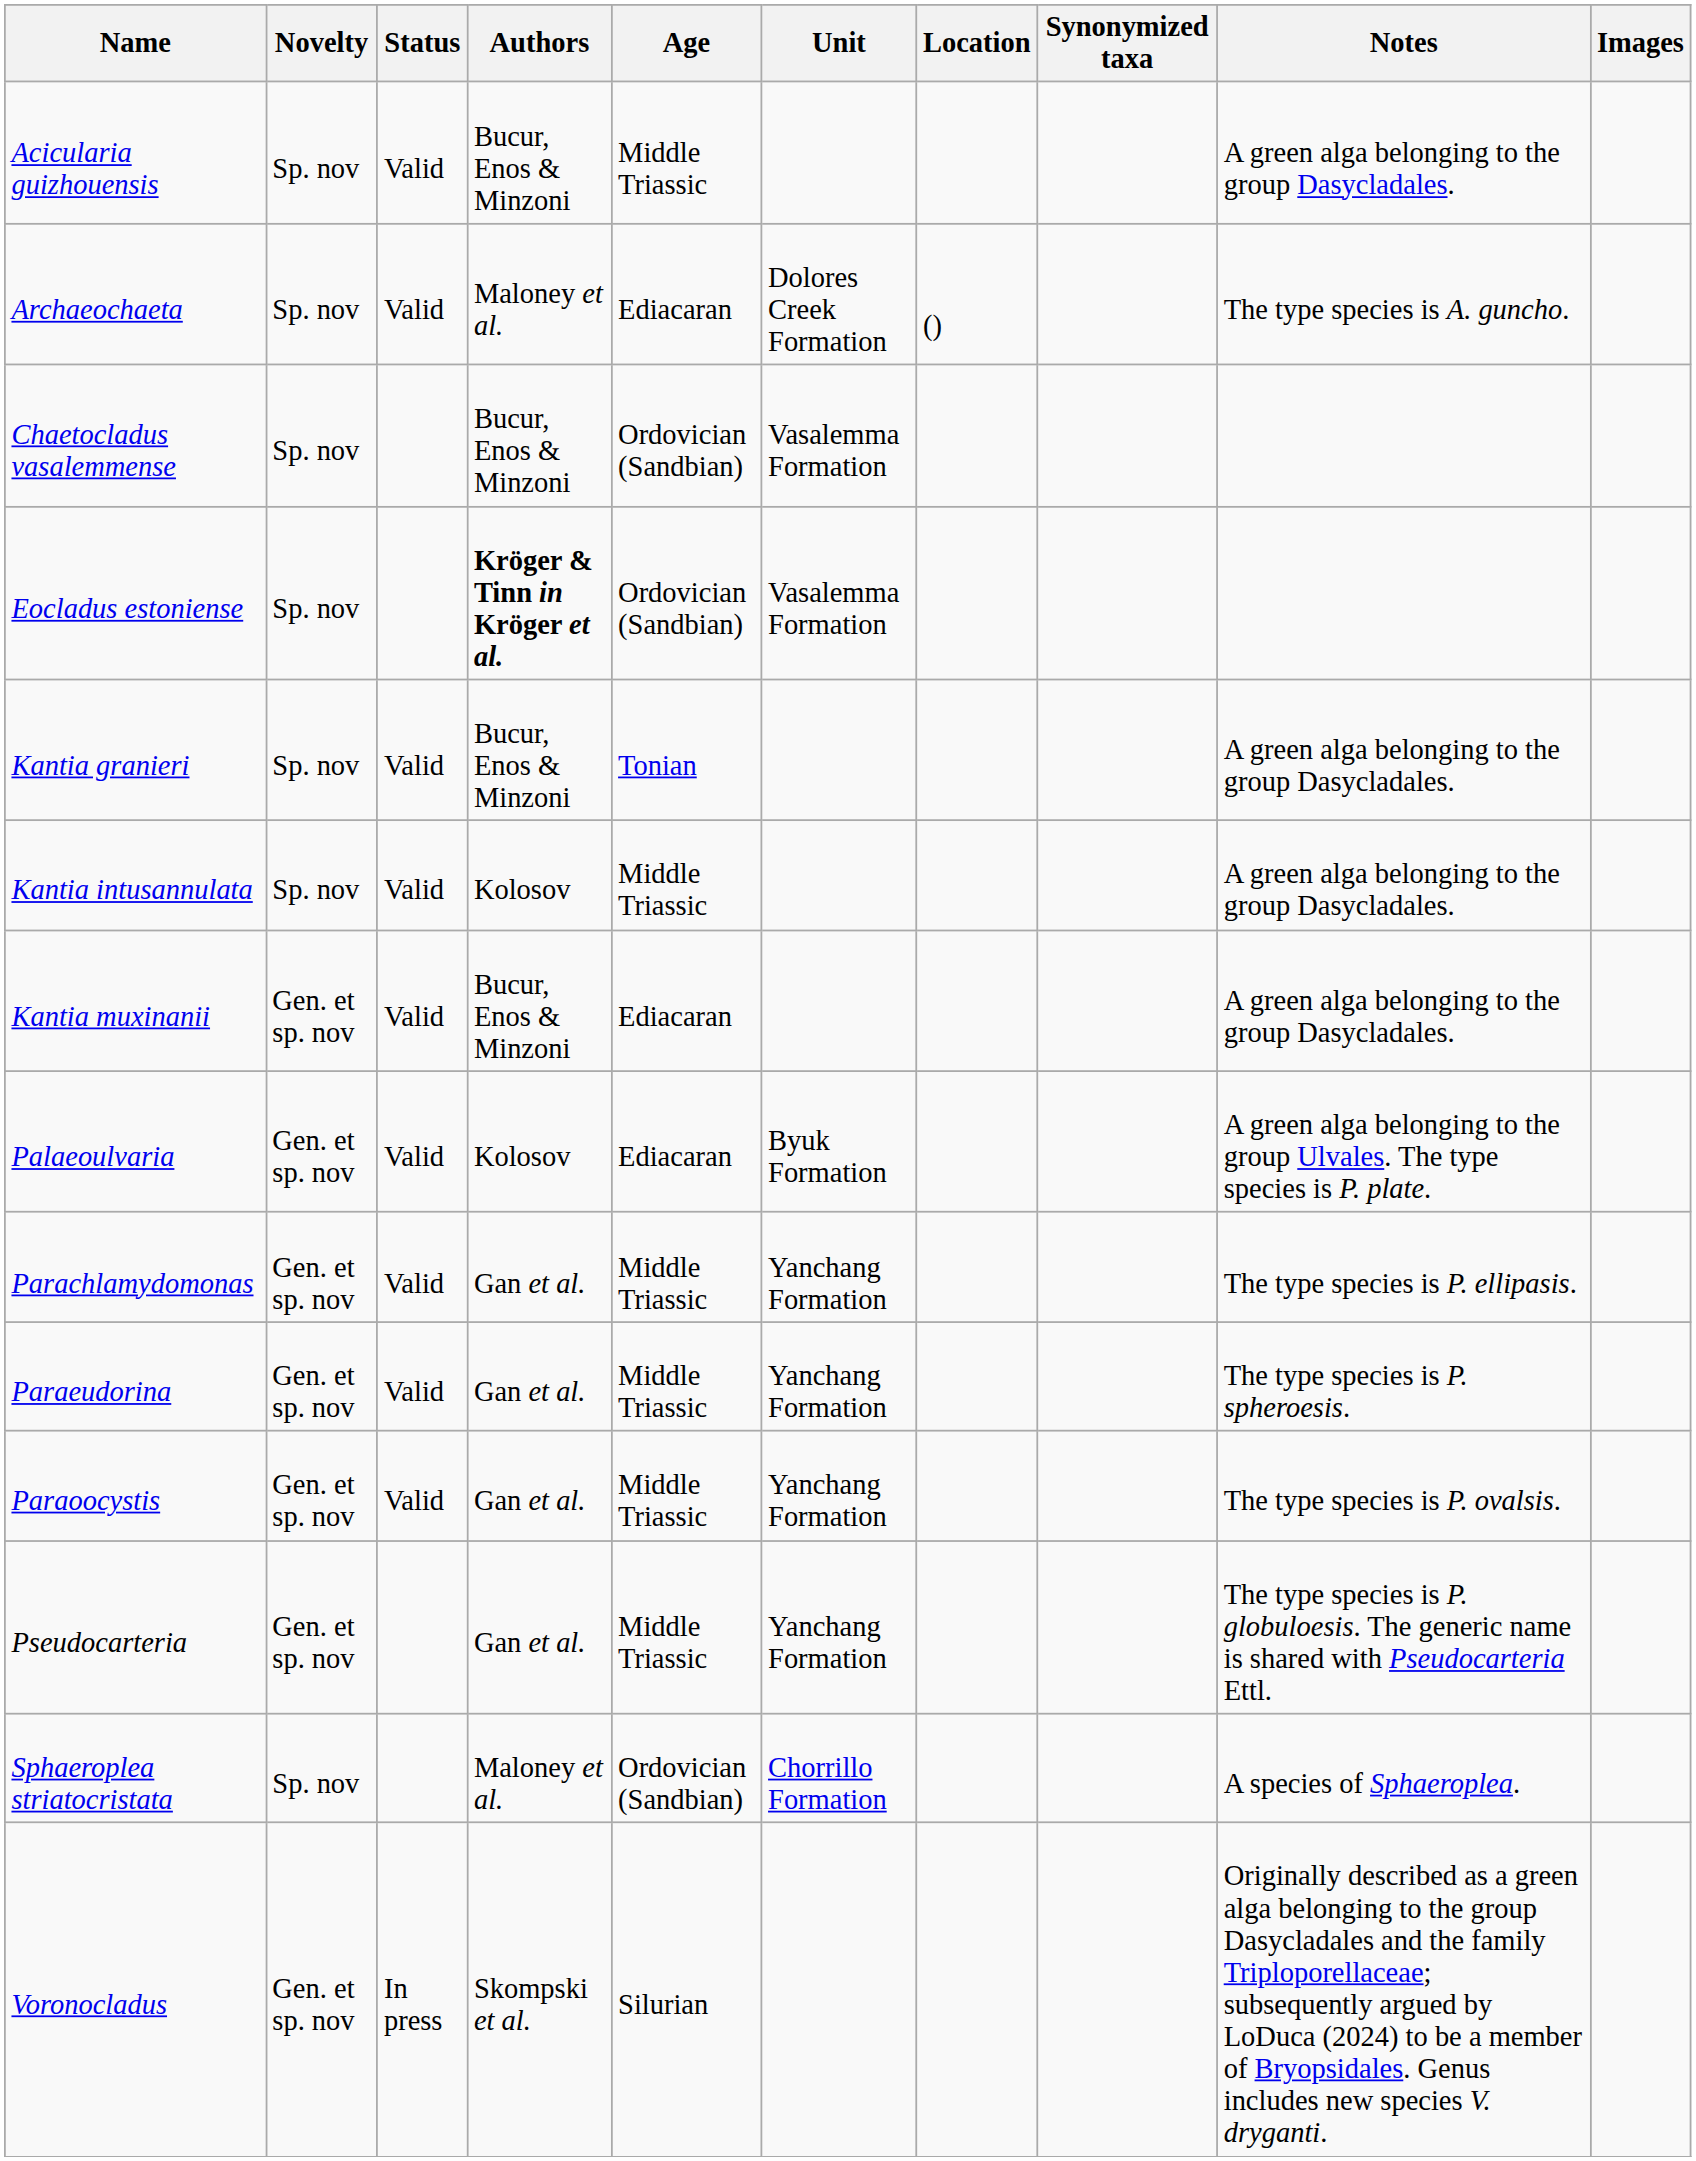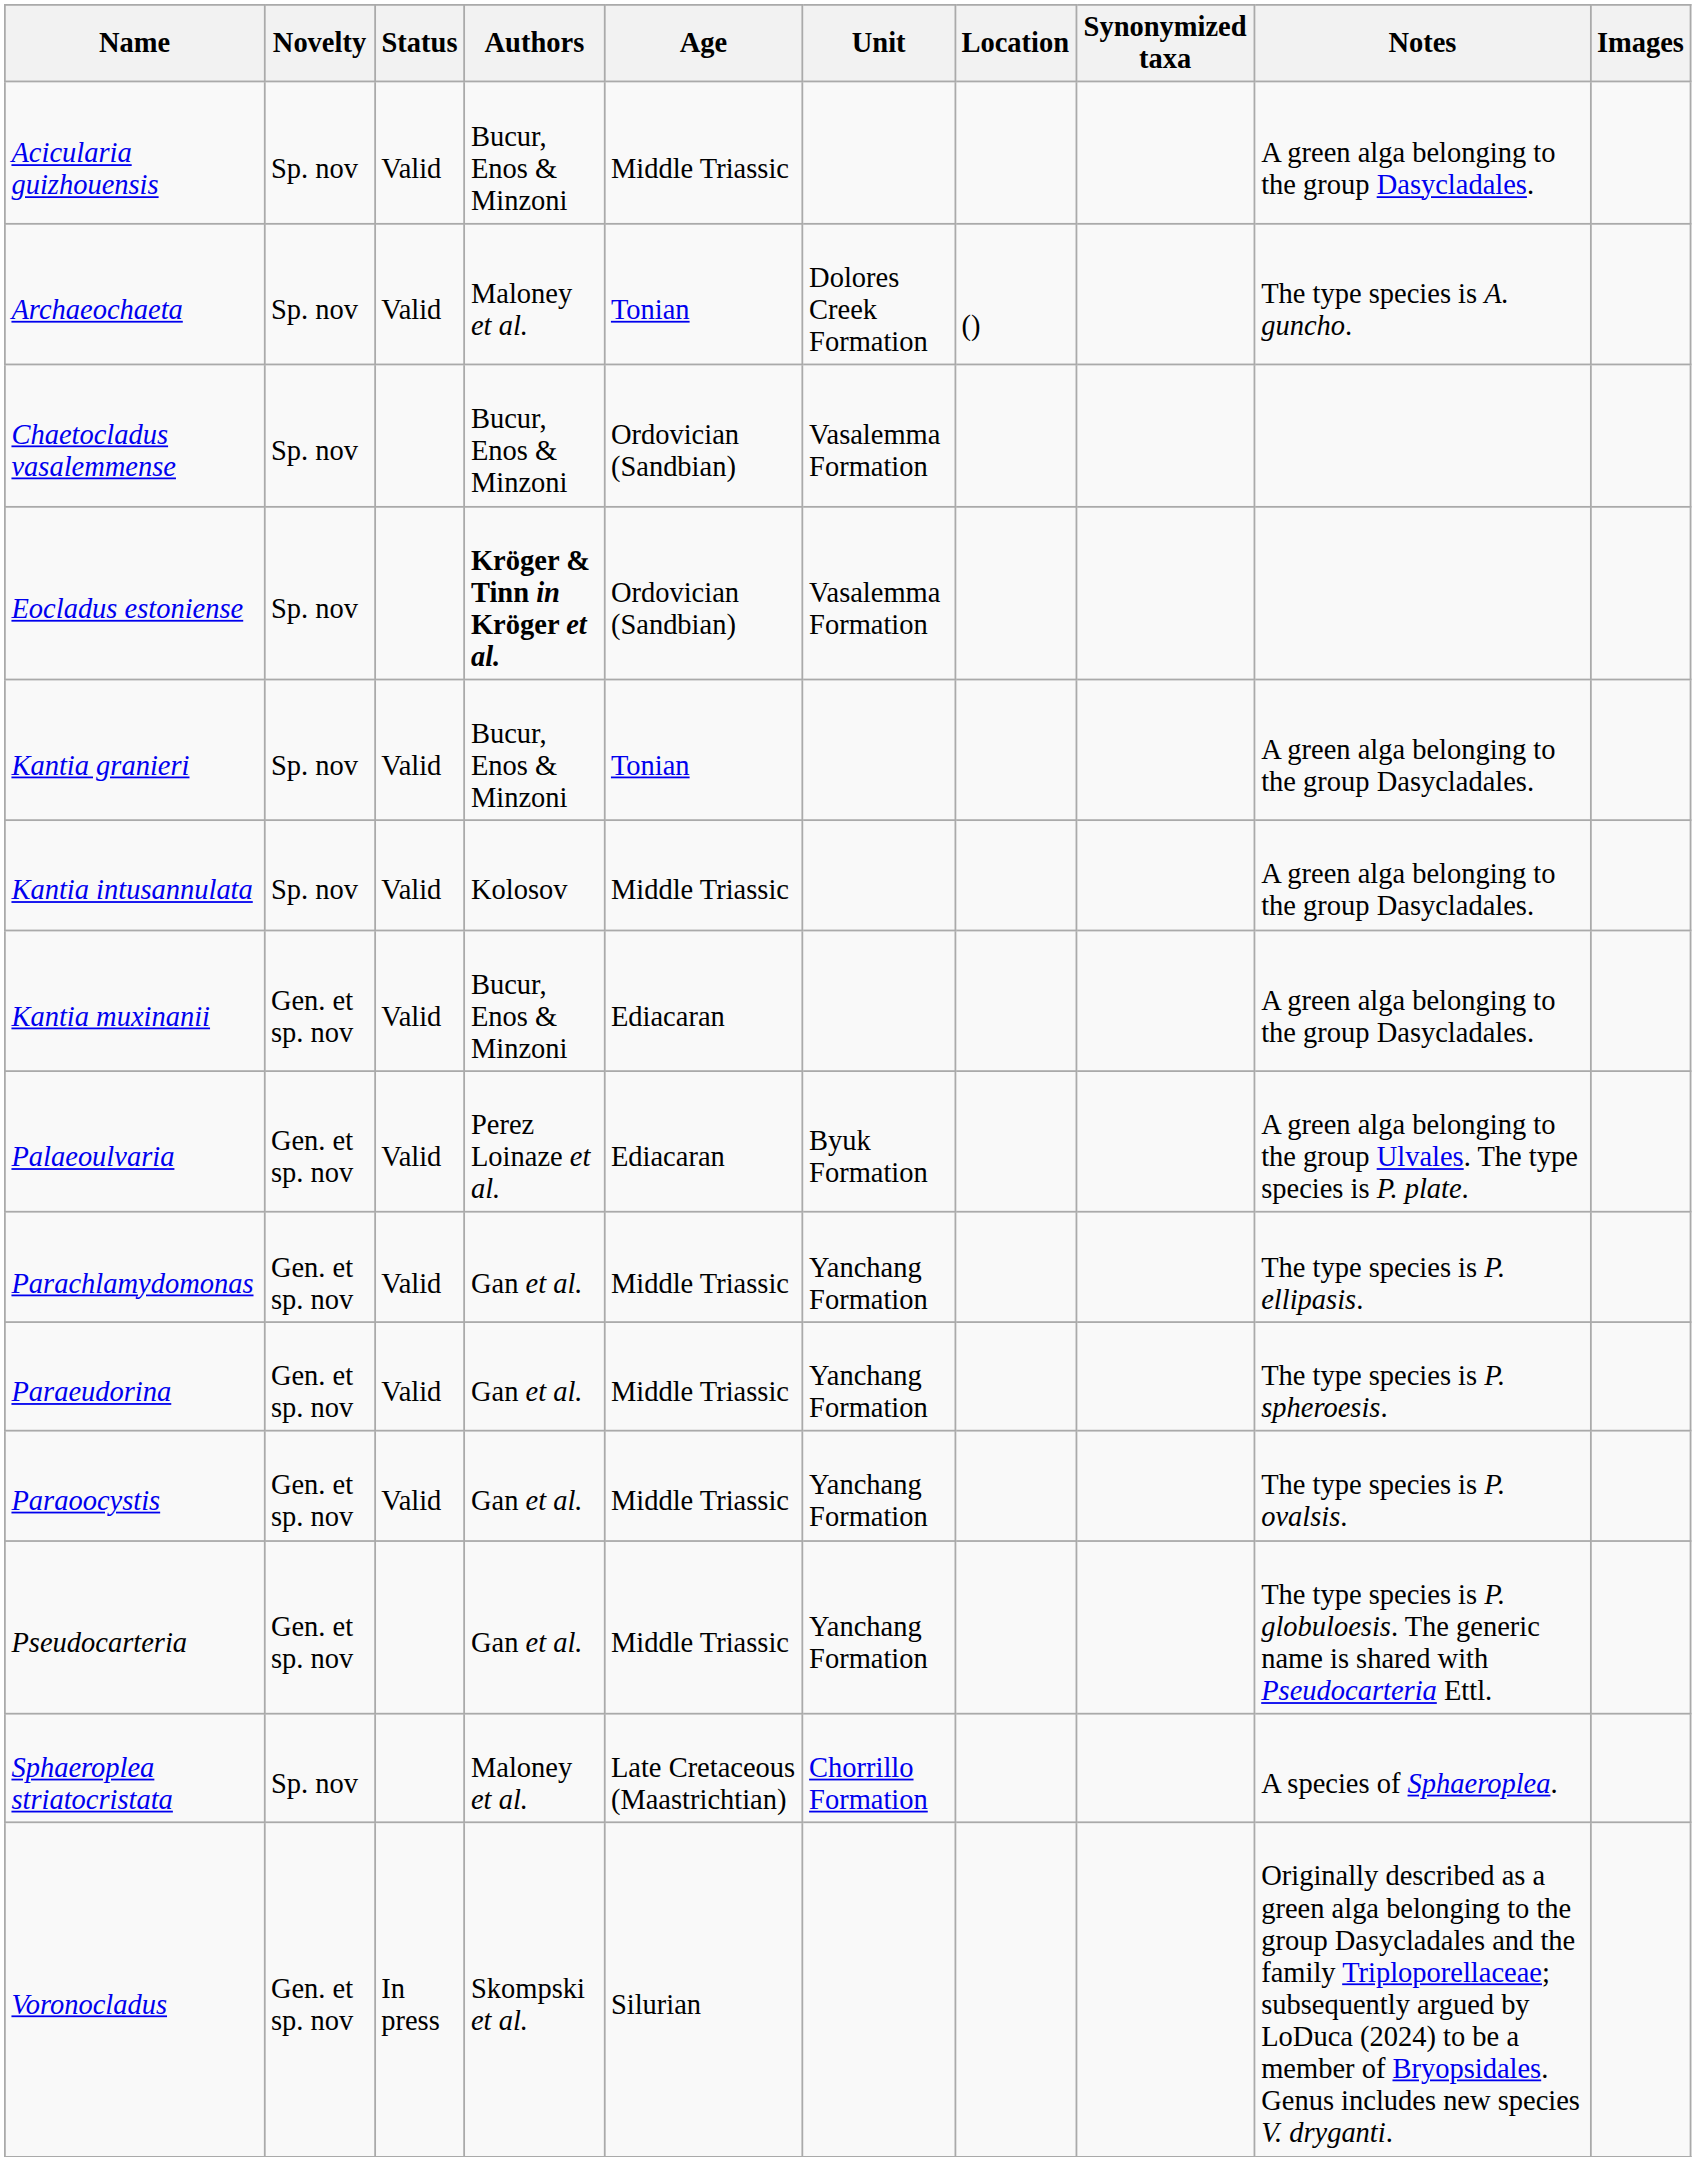(675, 309) Ediacaran -> (650, 309) Tonian
(522, 1157) Kolosov -> (531, 1157) Perez Loinaze et al.
(682, 1783) Ordovician (Sandbian) -> (703, 1783) Late Cretaceous (Maastrichtian)
